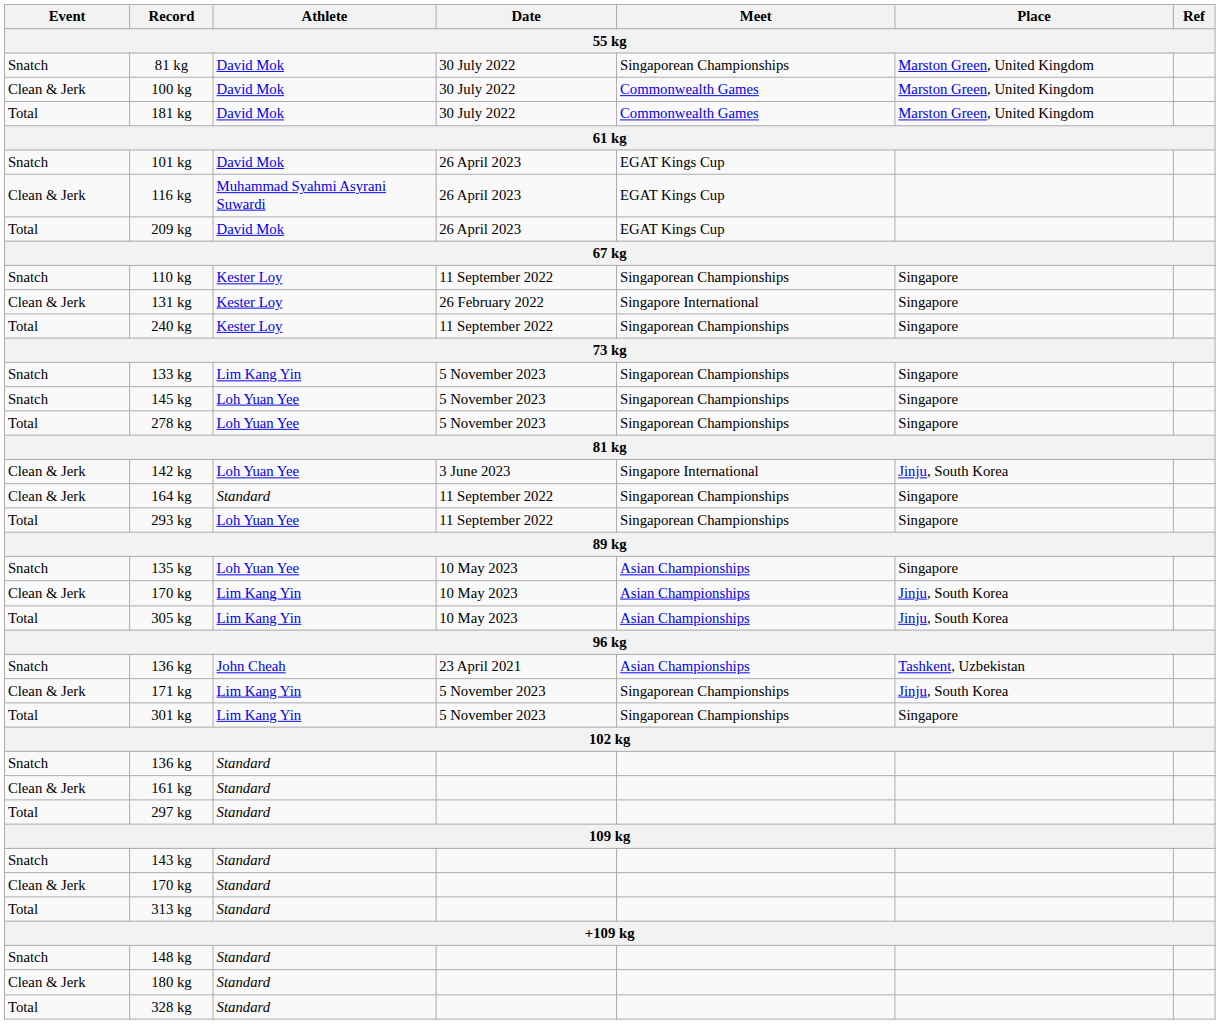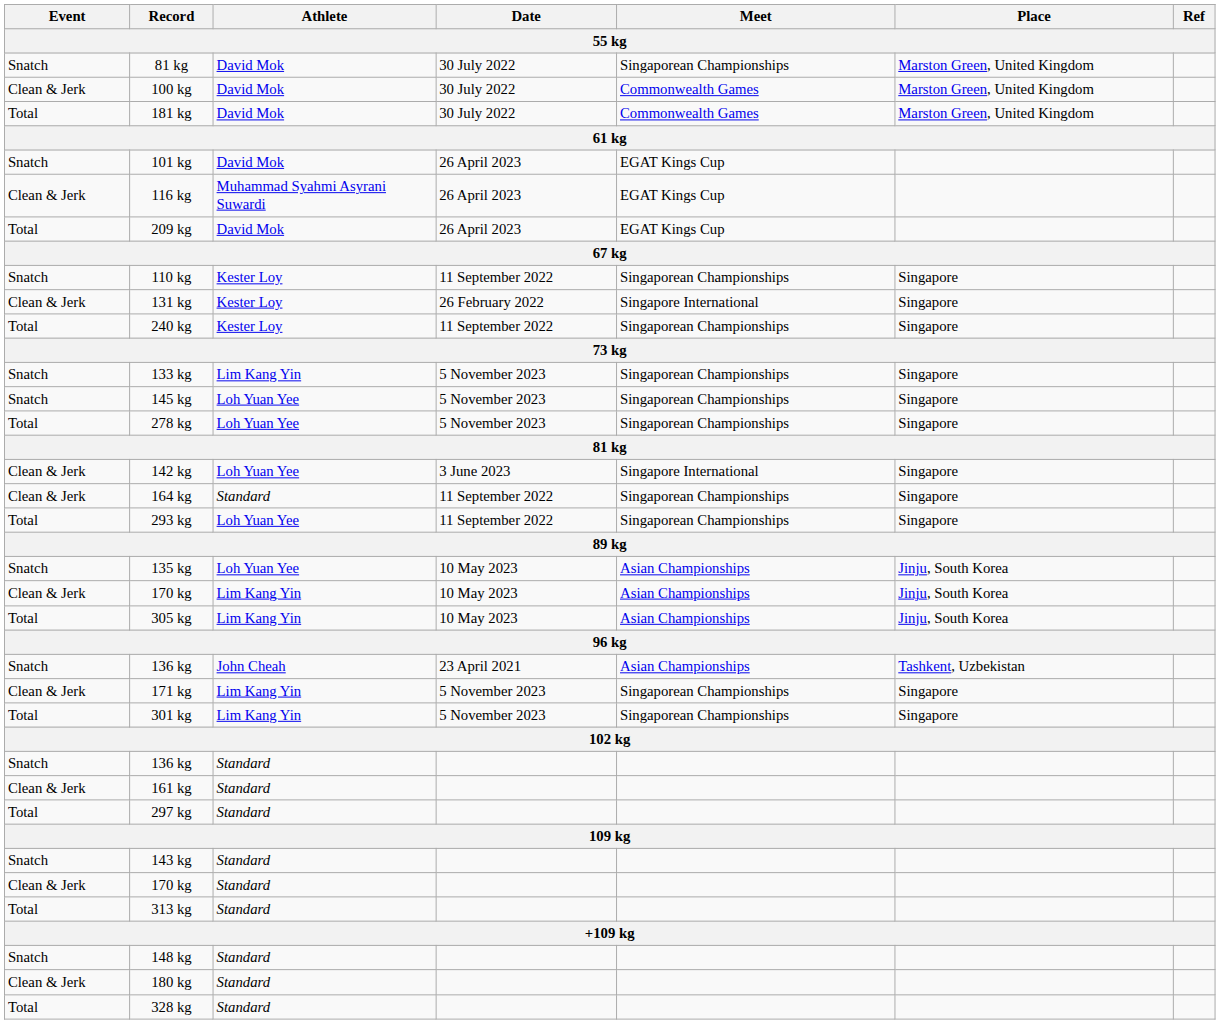(953, 471) Jinju, South Korea -> (928, 471) Singapore
(928, 569) Singapore -> (953, 569) Jinju, South Korea
(953, 690) Jinju, South Korea -> (928, 690) Singapore
